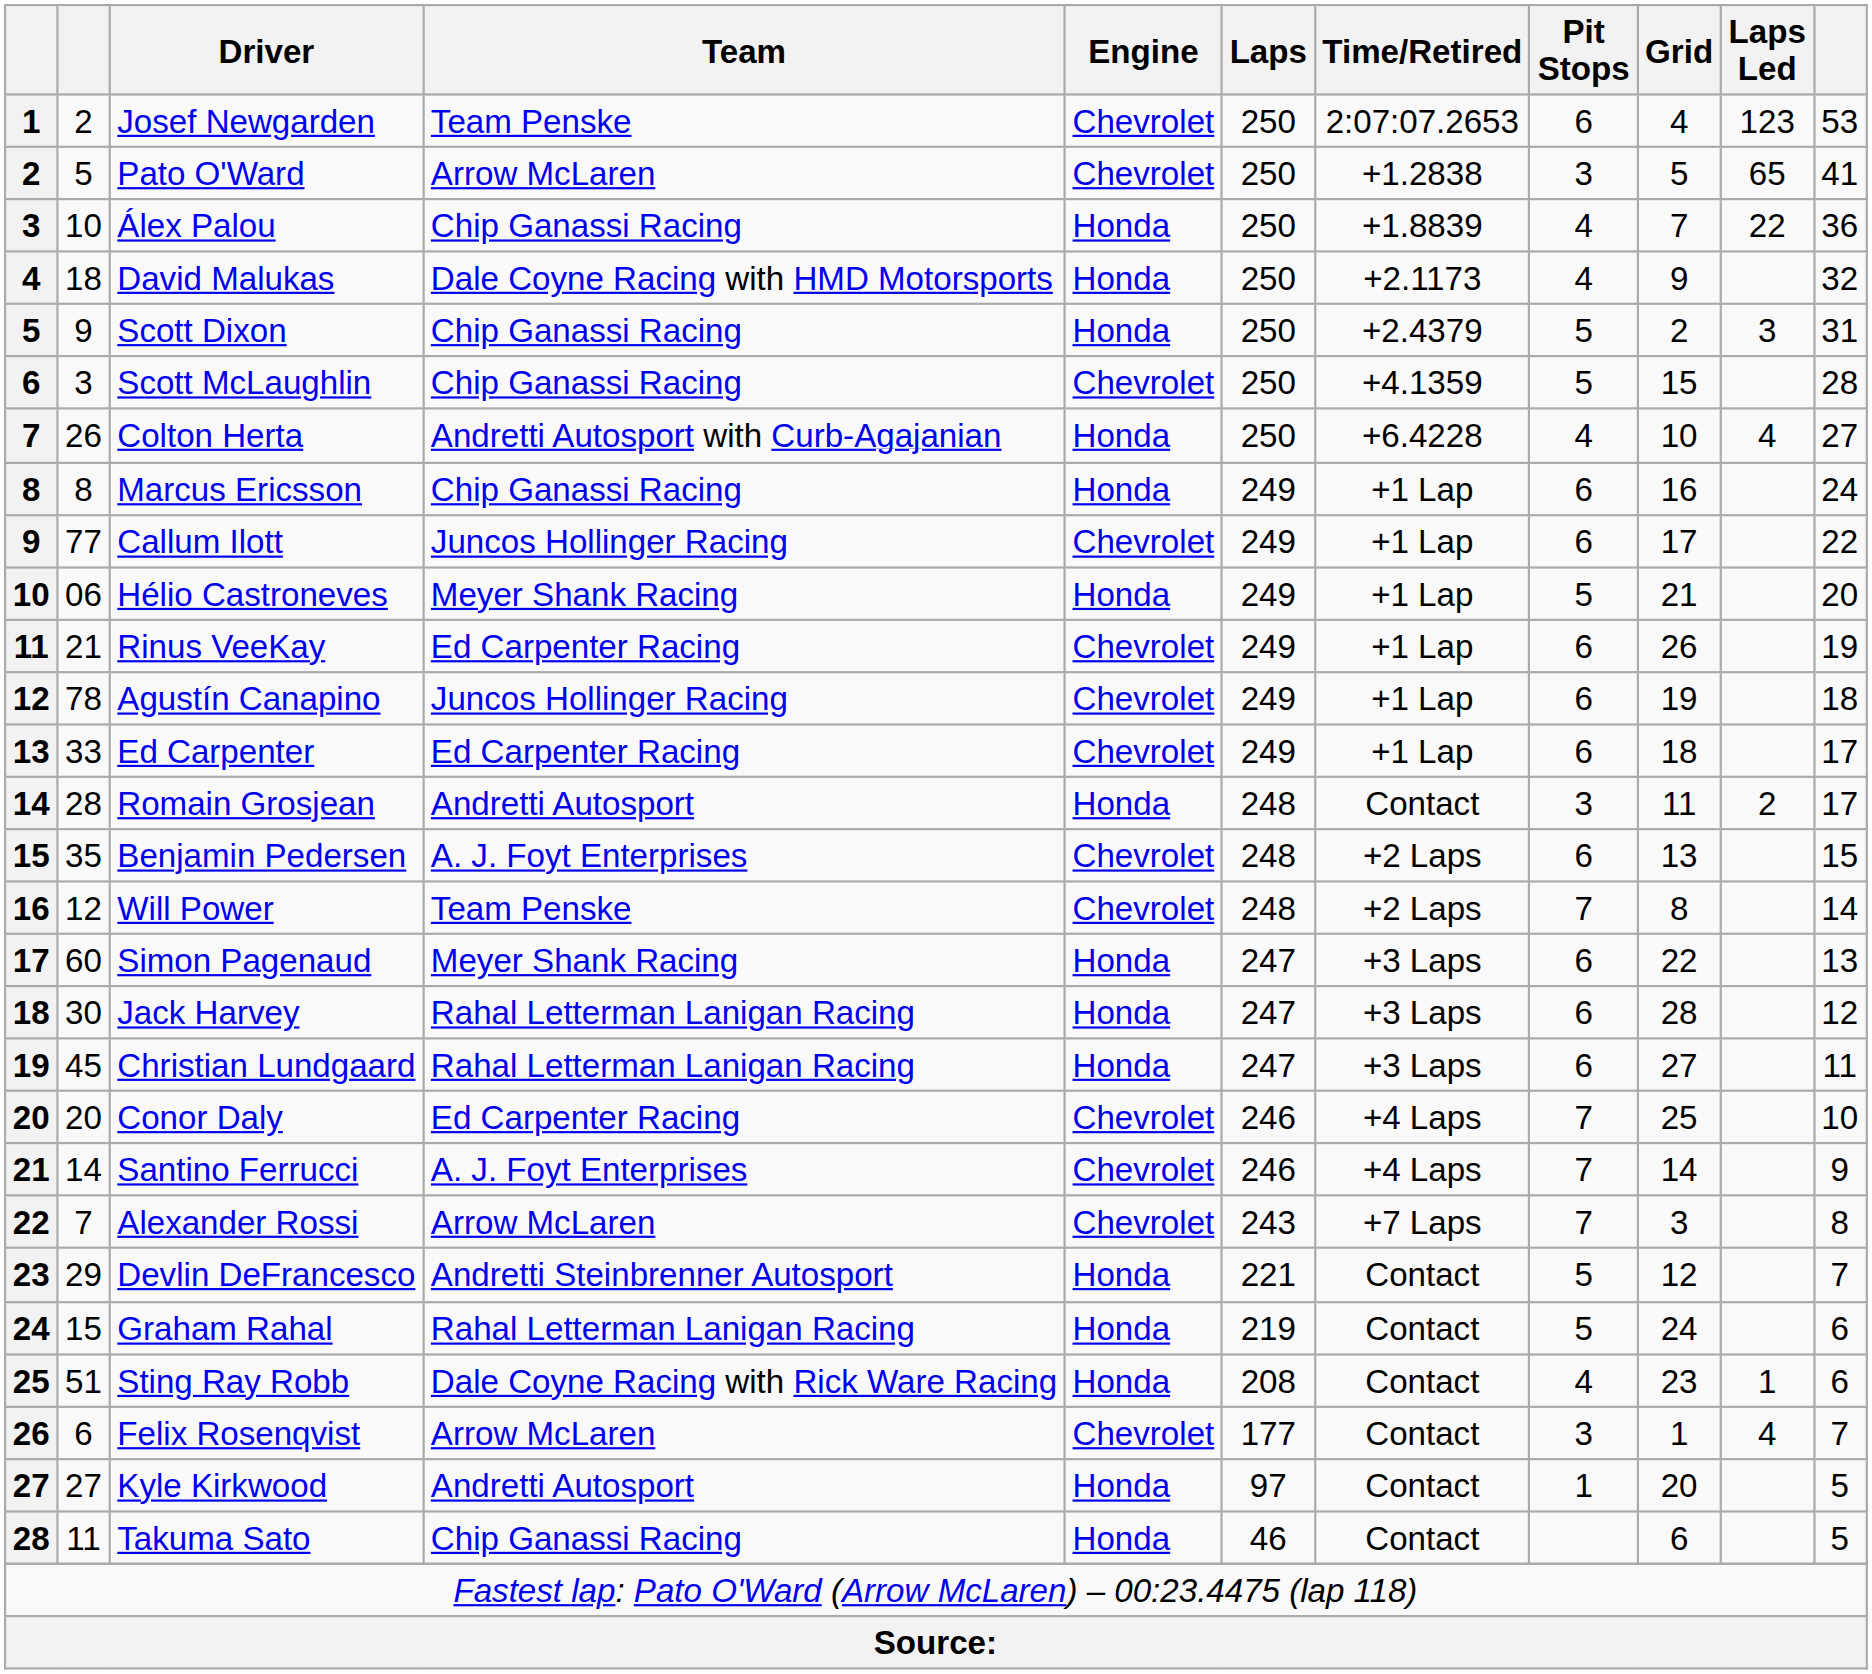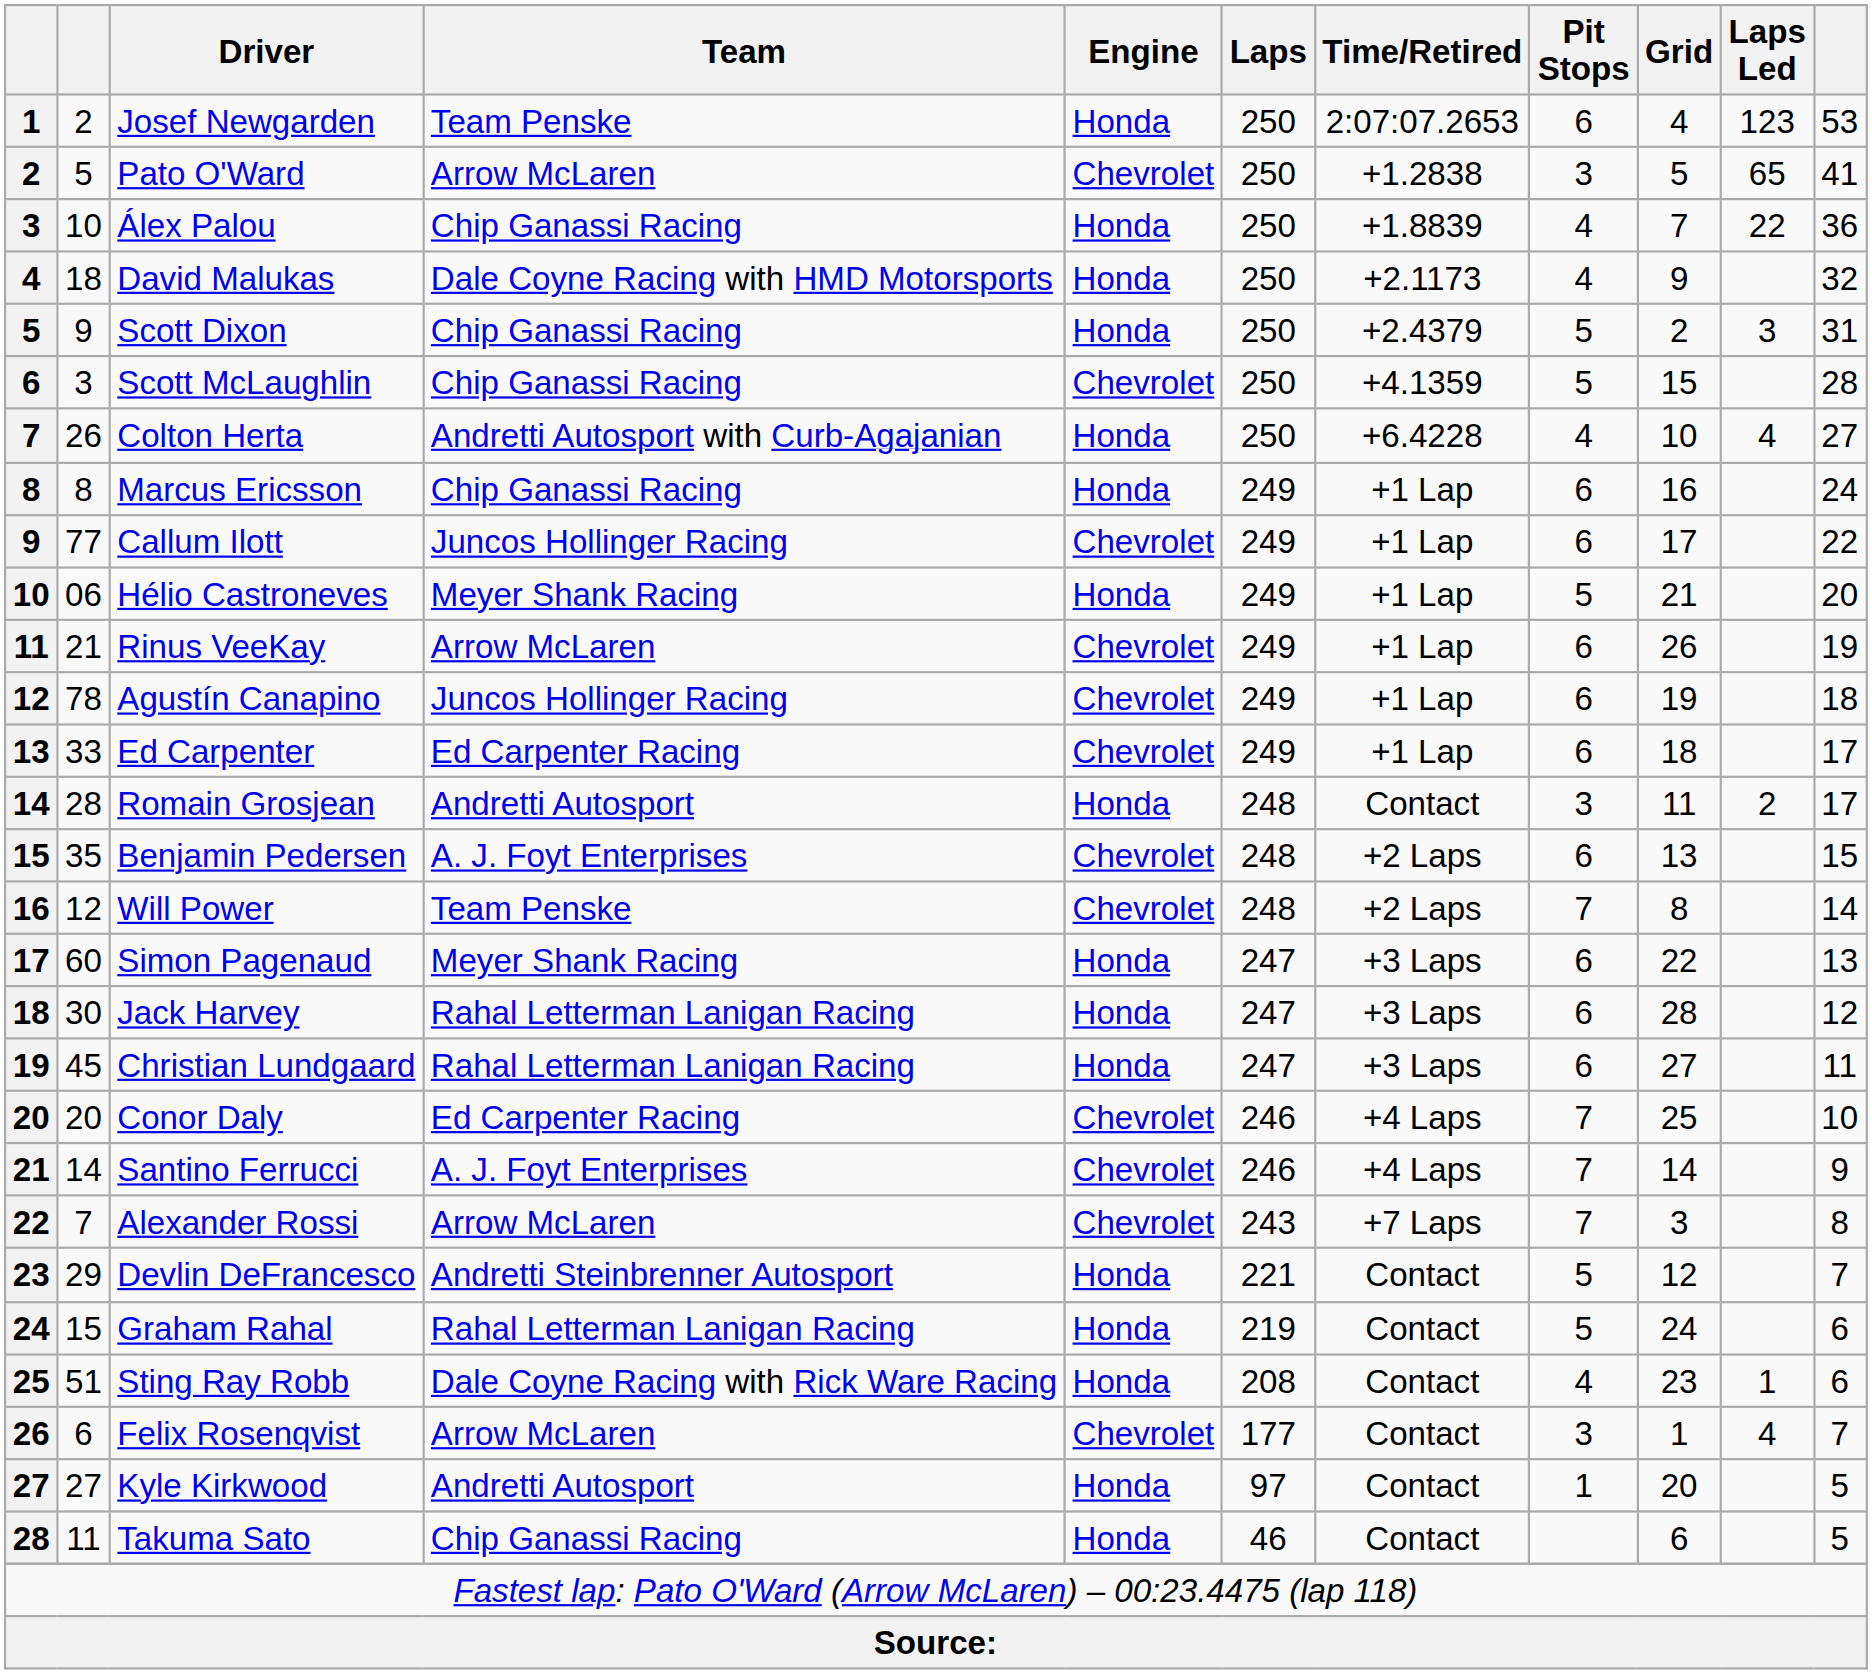(1143, 121) Chevrolet -> (1121, 121) Honda
(585, 646) Ed Carpenter Racing -> (543, 646) Arrow McLaren
